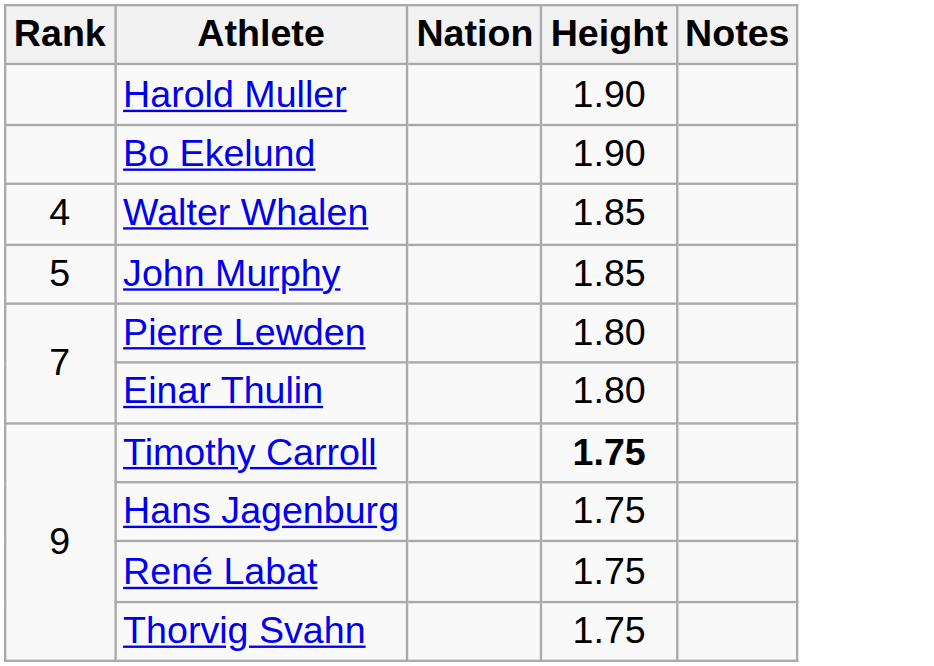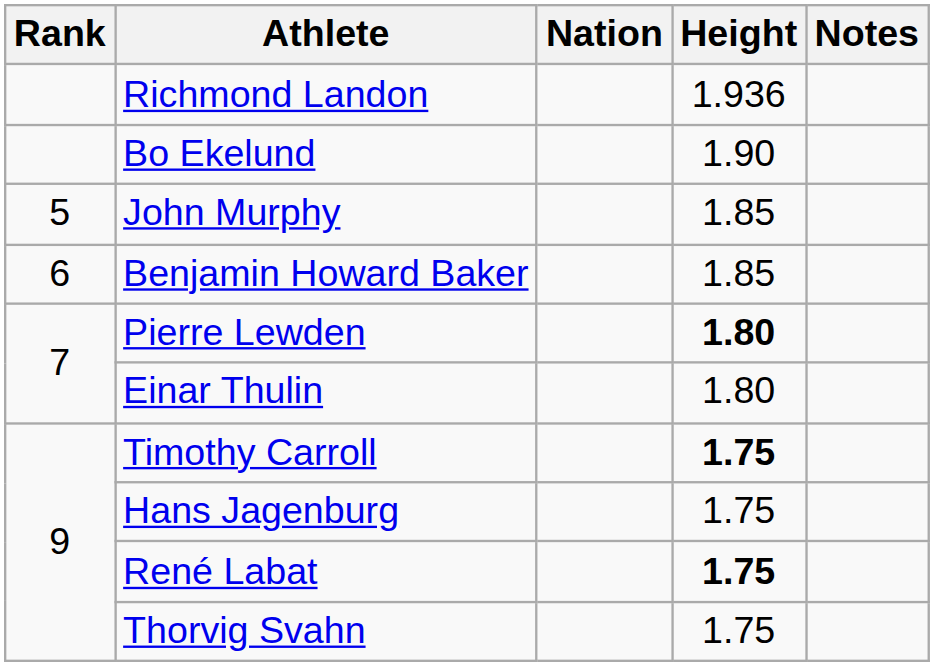+ row: (276, 93)
- row: (235, 93)
- row: (246, 213)
+ row: (326, 272)
(609, 332) normal -> (739, 332) bold
(609, 570) normal -> (739, 570) bold
